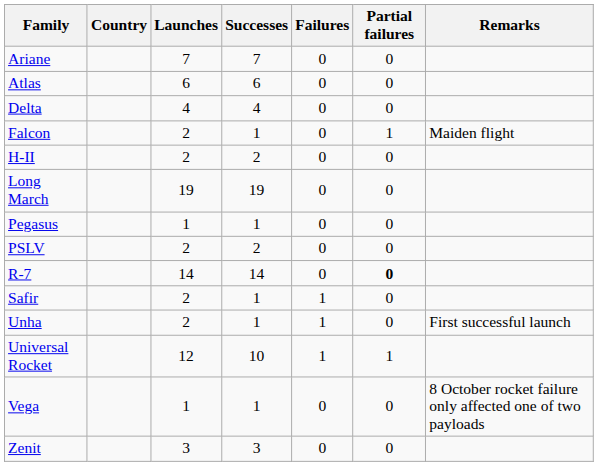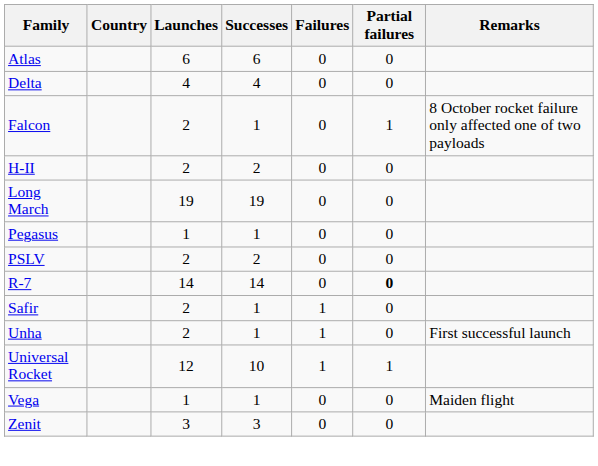- row: (29, 58)
(472, 132) Maiden flight -> (505, 125) 8 October rocket failure only affected one of two payloads
(505, 406) 8 October rocket failure only affected one of two payloads -> (472, 399) Maiden flight
